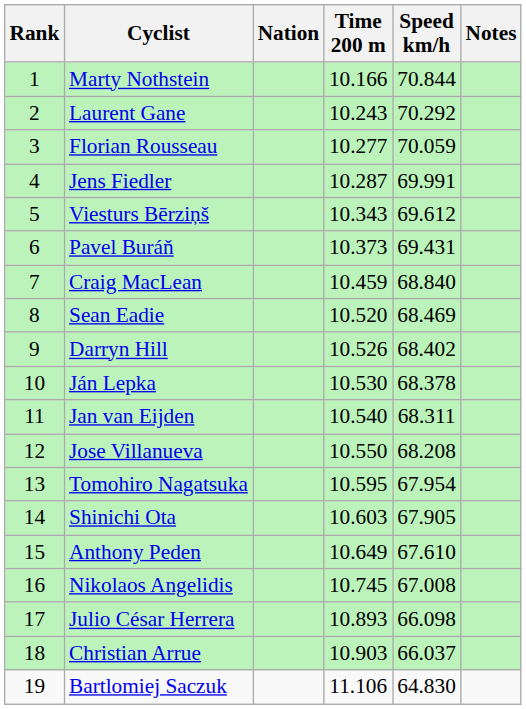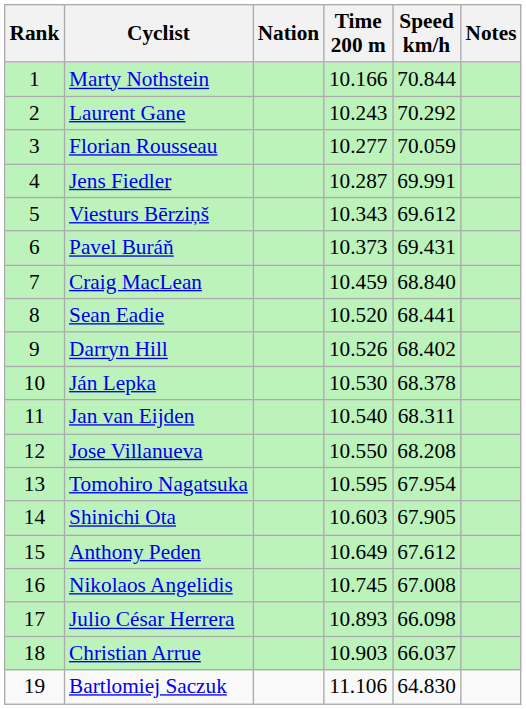(427, 315) 68.469 -> (427, 315) 68.441
(427, 551) 67.610 -> (427, 551) 67.612
